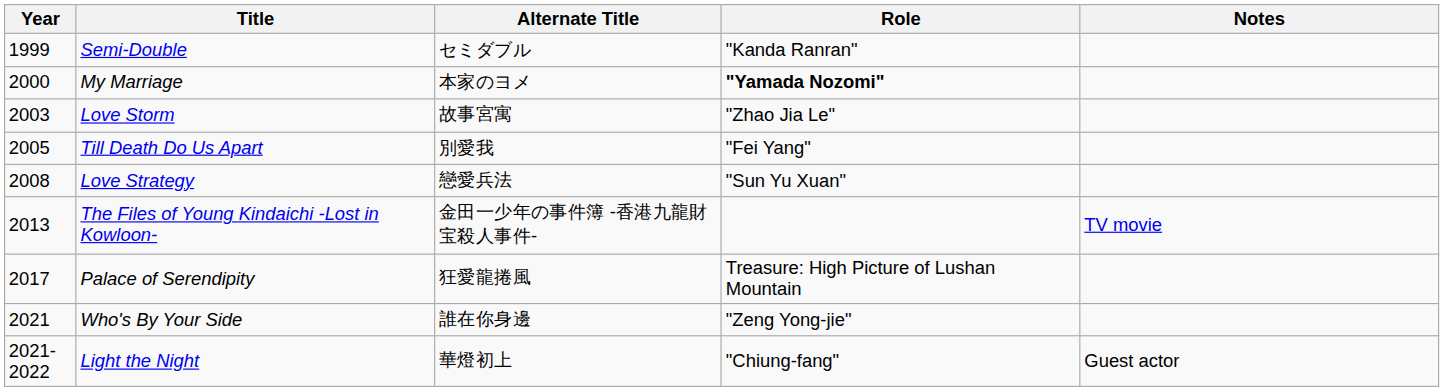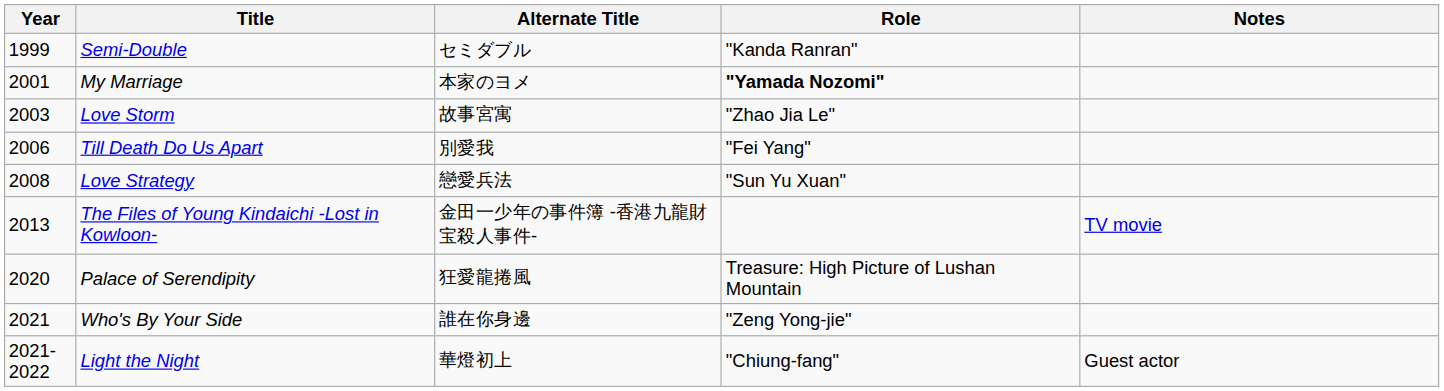(29, 82) 2000 -> (29, 82) 2001
(29, 147) 2005 -> (29, 147) 2006
(29, 278) 2017 -> (29, 278) 2020
